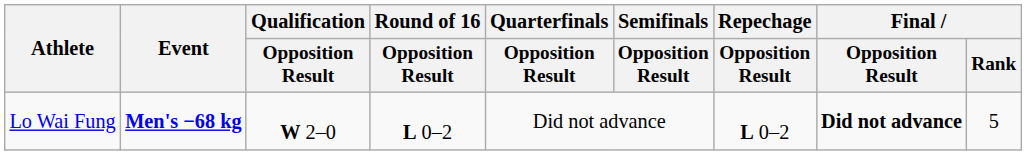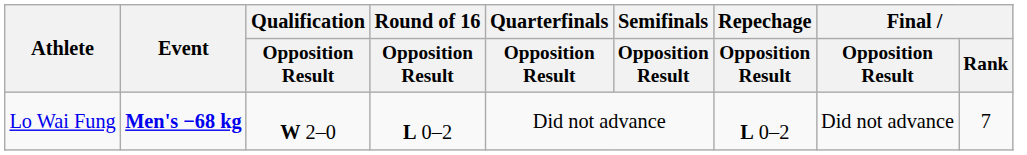(892, 121) bold -> (888, 121) normal
(994, 121) 5 -> (986, 121) 7
